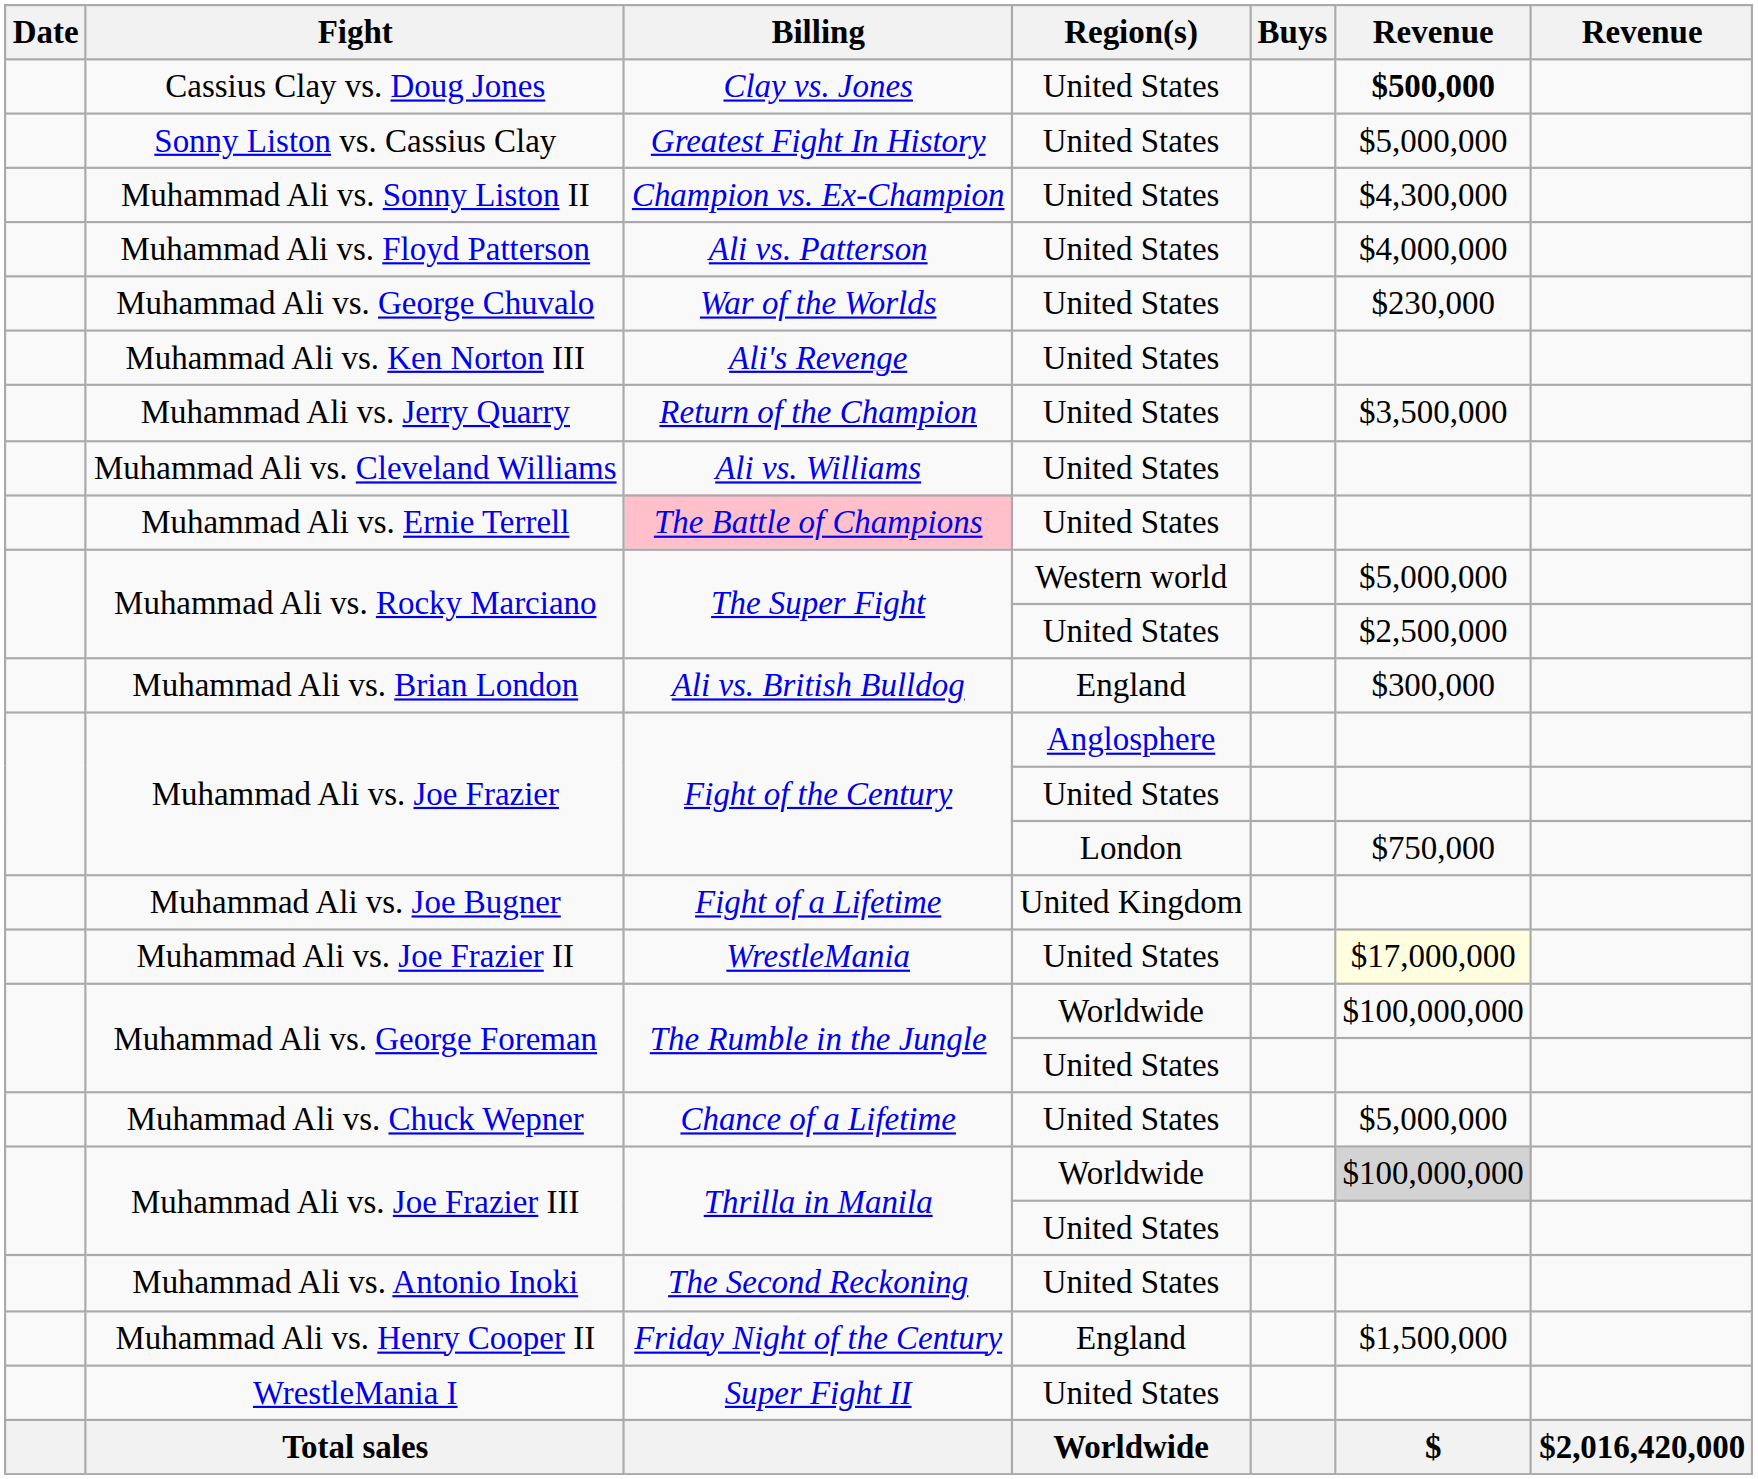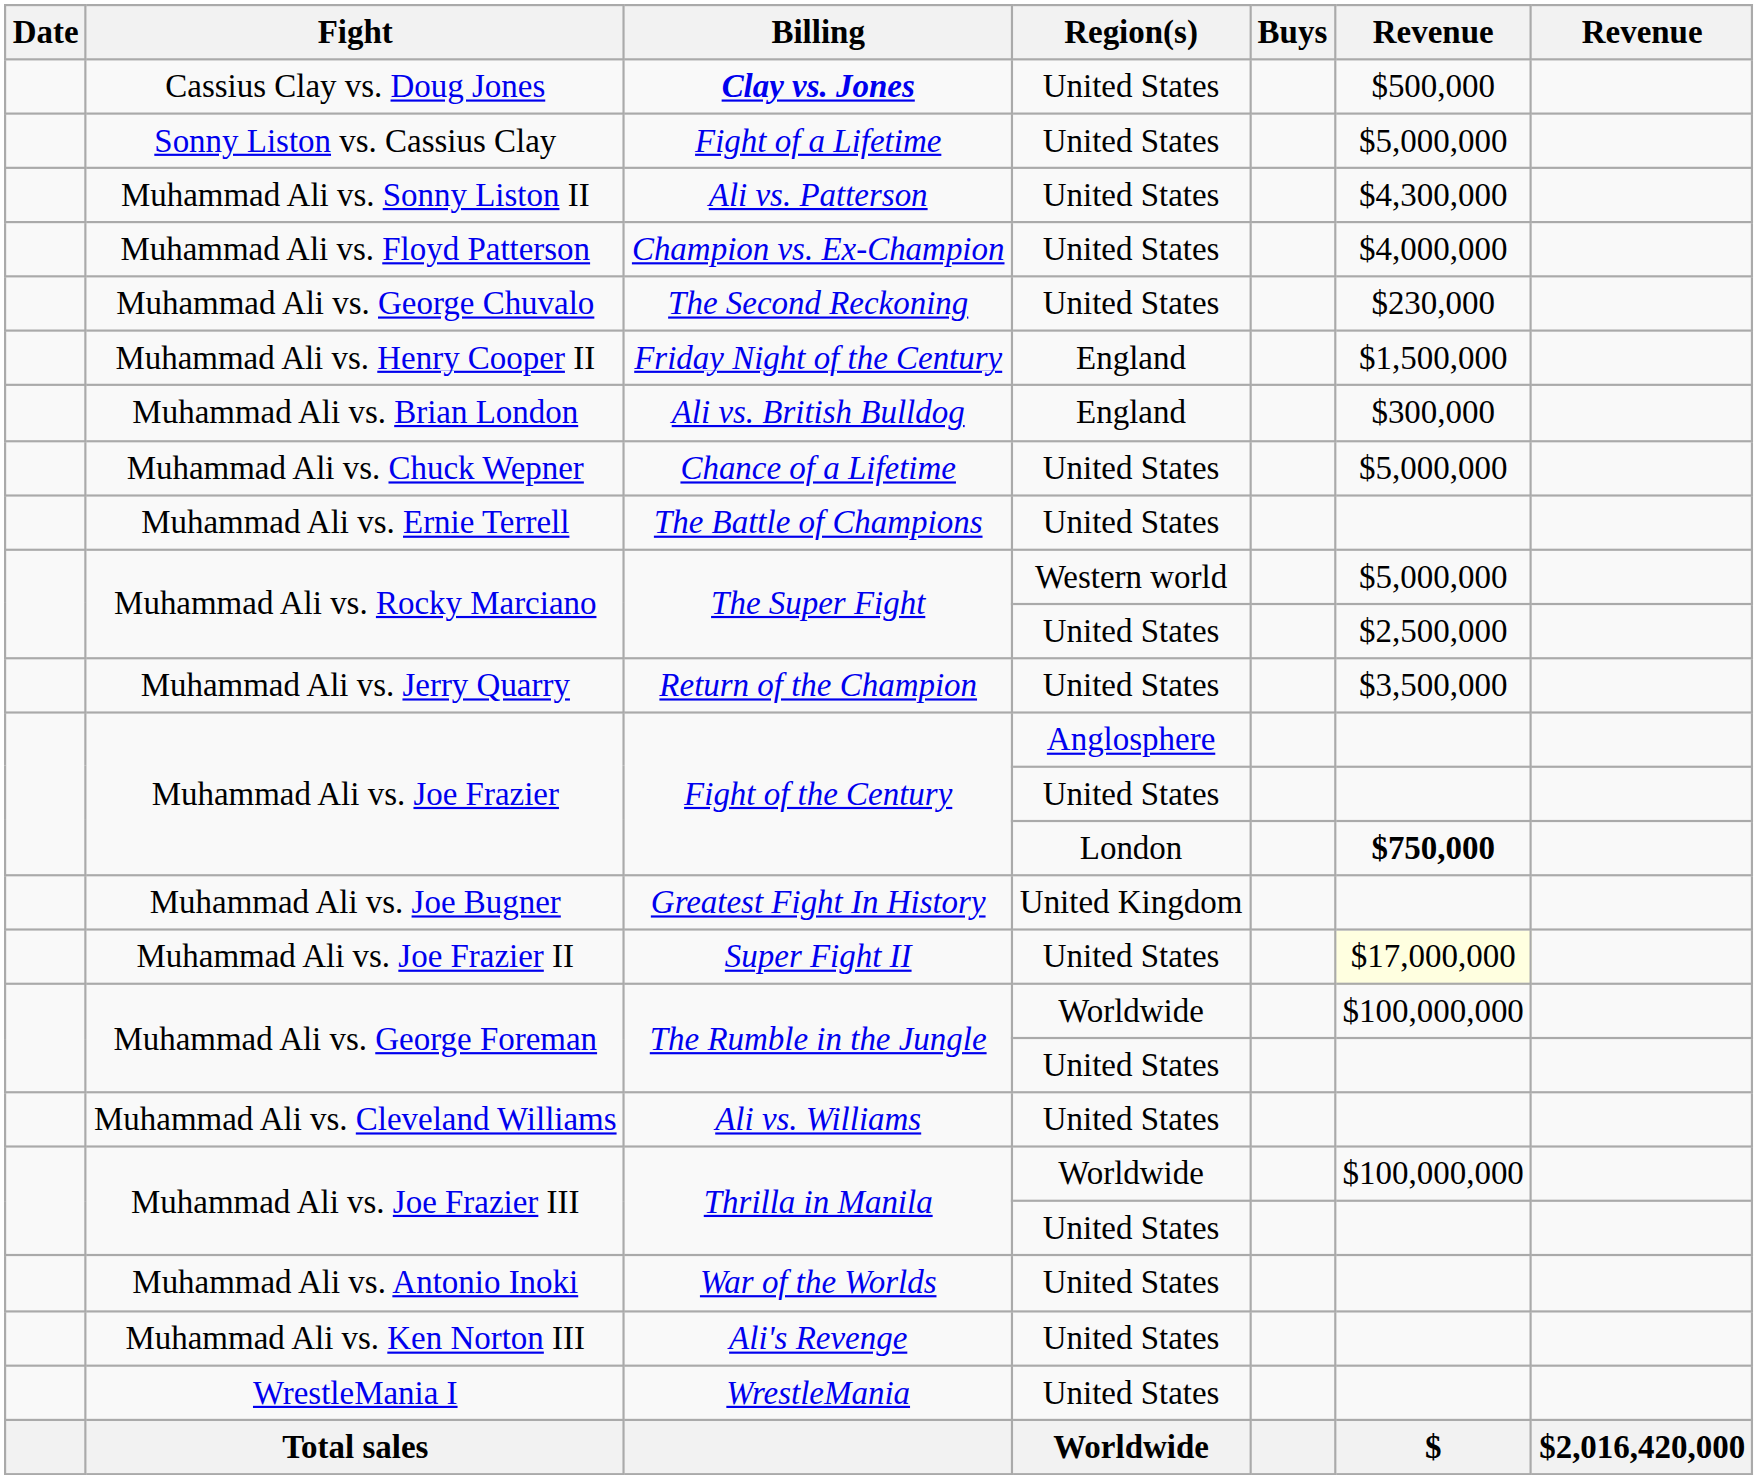(818, 86) normal -> (818, 86) bold
(1433, 86) bold -> (1433, 86) normal
(818, 140) Greatest Fight In History -> (818, 140) Fight of a Lifetime
(818, 195) Champion vs. Ex-Champion -> (818, 195) Ali vs. Patterson
(818, 249) Ali vs. Patterson -> (818, 249) Champion vs. Ex-Champion
(818, 303) War of the Worlds -> (818, 303) The Second Reckoning
rows swapped: (355, 1337) <-> (355, 358)
rows swapped: (355, 684) <-> (355, 412)
rows swapped: (355, 466) <-> (355, 1119)
(818, 521) pink background -> (818, 521) no background
(1433, 847) normal -> (1433, 847) bold
(818, 902) Fight of a Lifetime -> (818, 902) Greatest Fight In History
(818, 956) WrestleMania -> (818, 956) Super Fight II
(1433, 1173) lightgrey background -> (1433, 1173) no background
(818, 1282) The Second Reckoning -> (818, 1282) War of the Worlds
(818, 1391) Super Fight II -> (818, 1391) WrestleMania
